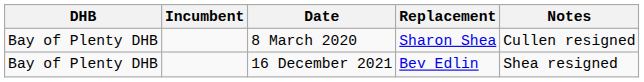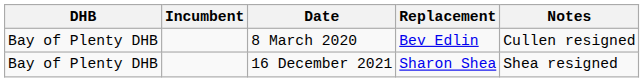(448, 40) Sharon Shea -> (439, 40) Bev Edlin
(439, 64) Bev Edlin -> (448, 64) Sharon Shea
